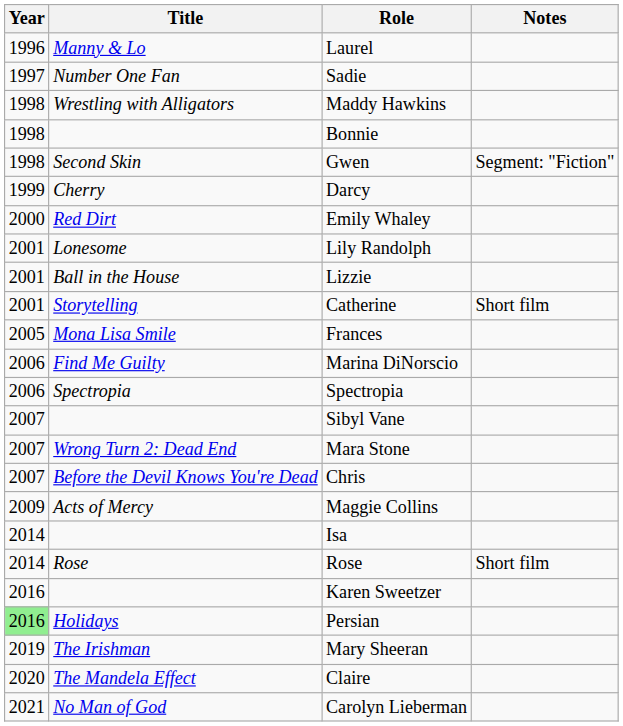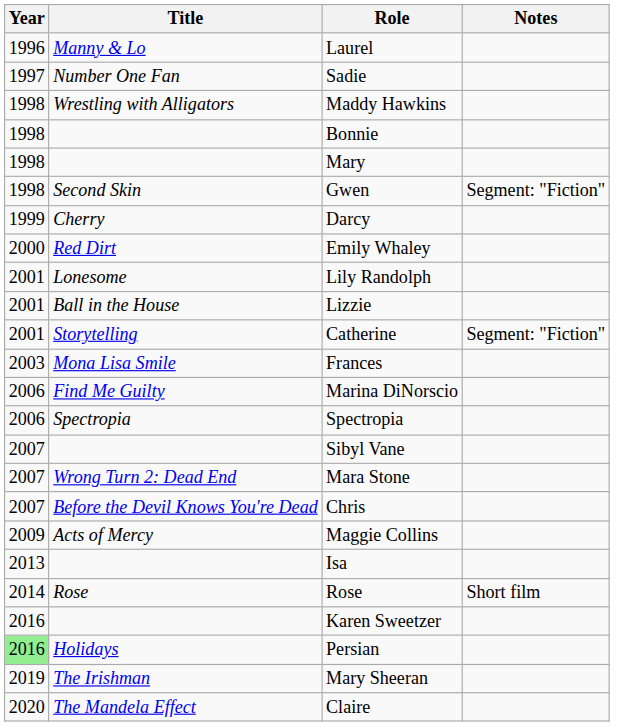+ row: (346, 162)
(512, 305) Short film -> (536, 334) Segment: "Fiction"
(27, 334) 2005 -> (27, 362) 2003
(27, 534) 2014 -> (27, 563) 2013
- row: (397, 707)
